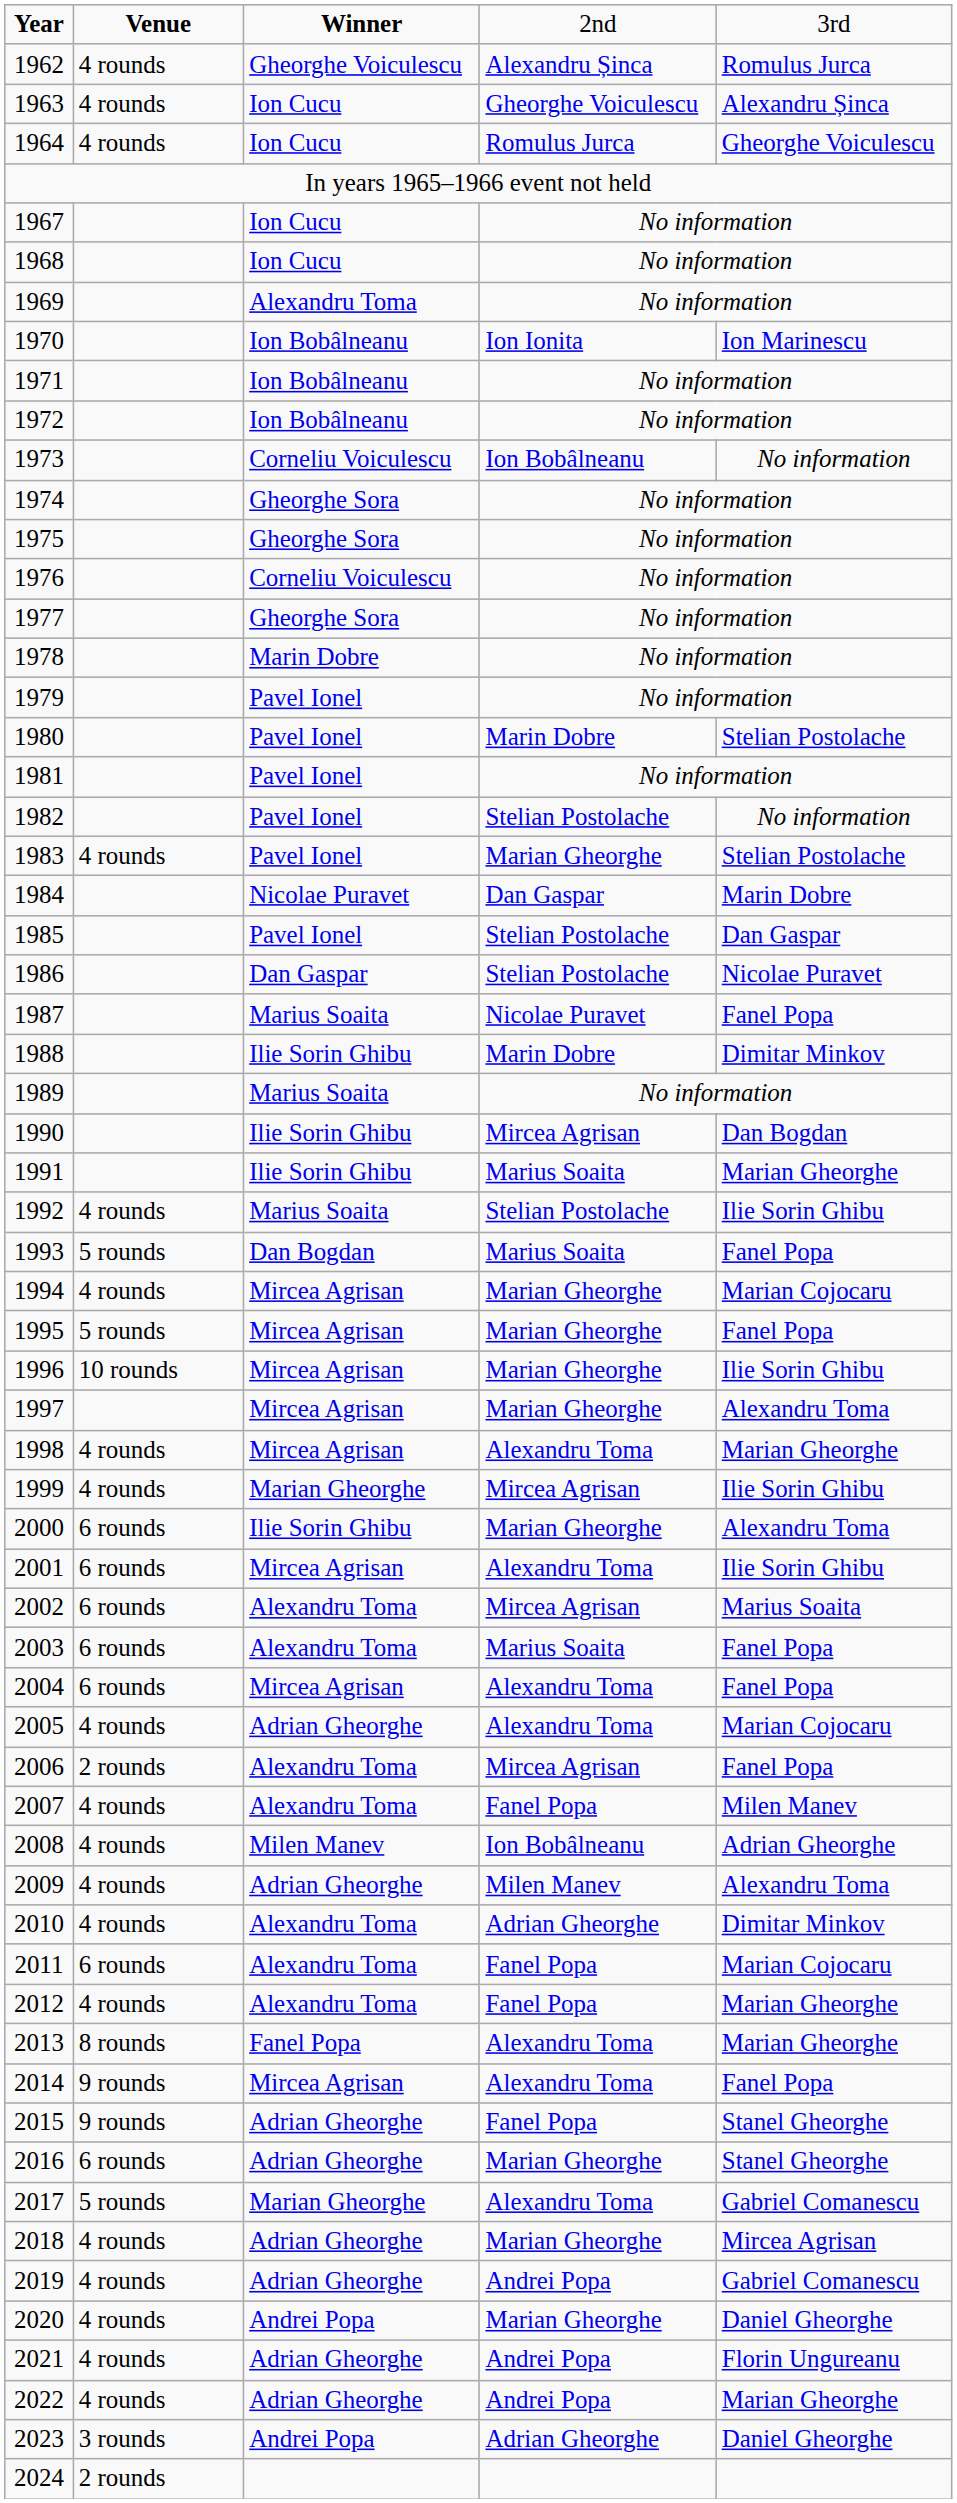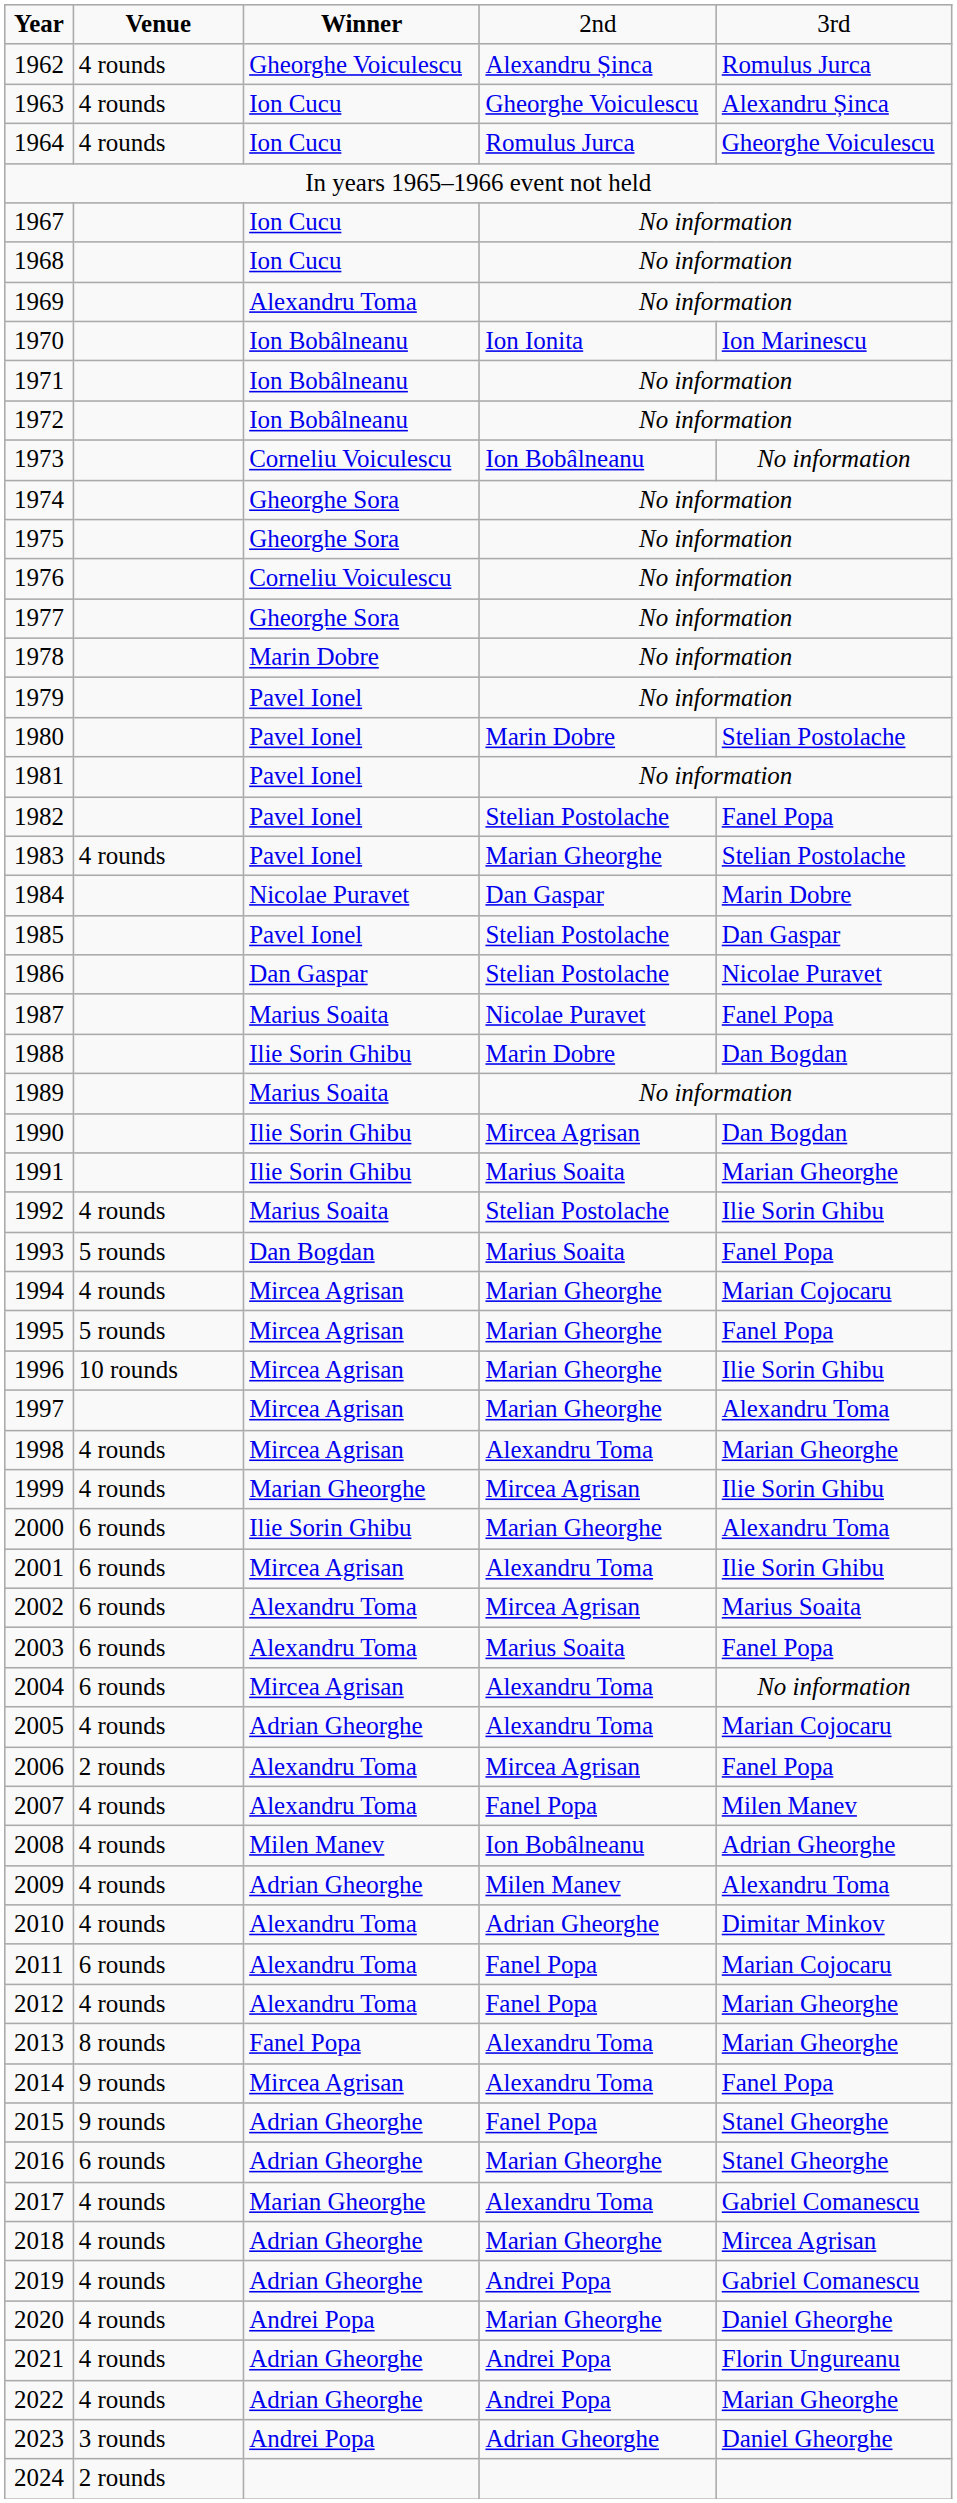(834, 815) No information -> (778, 815) Fanel Popa
(803, 1053) Dimitar Minkov -> (784, 1053) Dan Bogdan
(778, 1686) Fanel Popa -> (834, 1686) No information
(122, 2201) 5 rounds -> (122, 2201) 4 rounds
